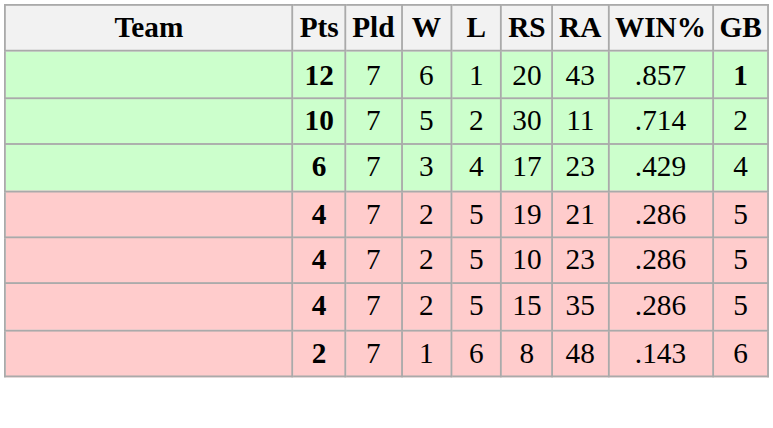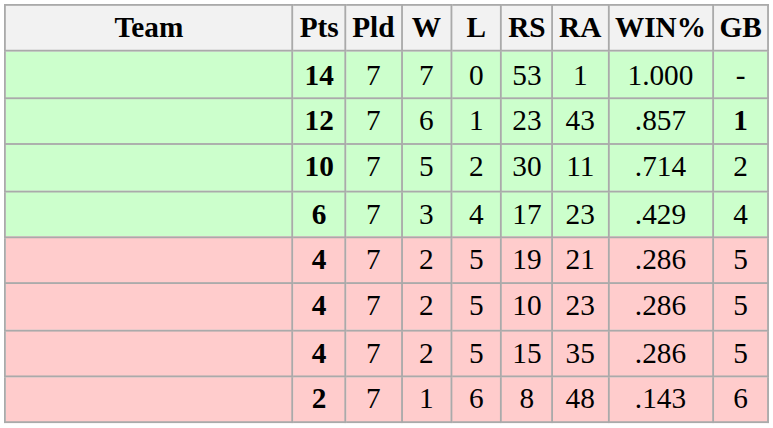+ row: (319, 74)
(527, 74) 20 -> (527, 120) 23
